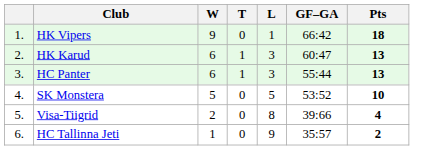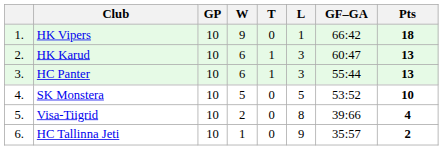+ column: (213, 14)
